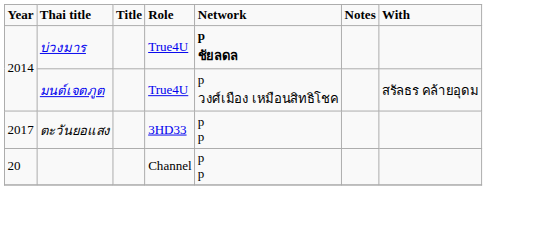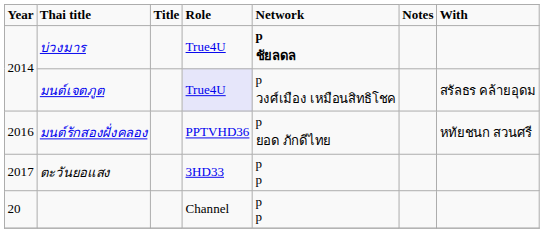(168, 89) no background -> (206, 89) lavender background
+ row: (21, 132)
